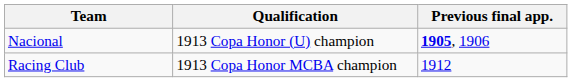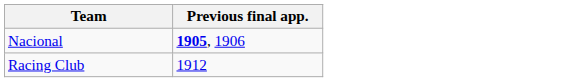- column: (295, 16)
